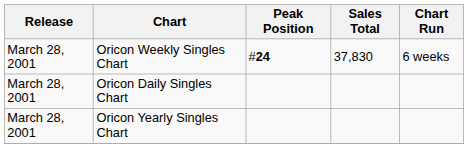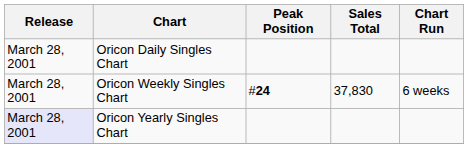rows swapped: (154, 91) <-> (161, 56)
(36, 125) no background -> (36, 125) lavender background
